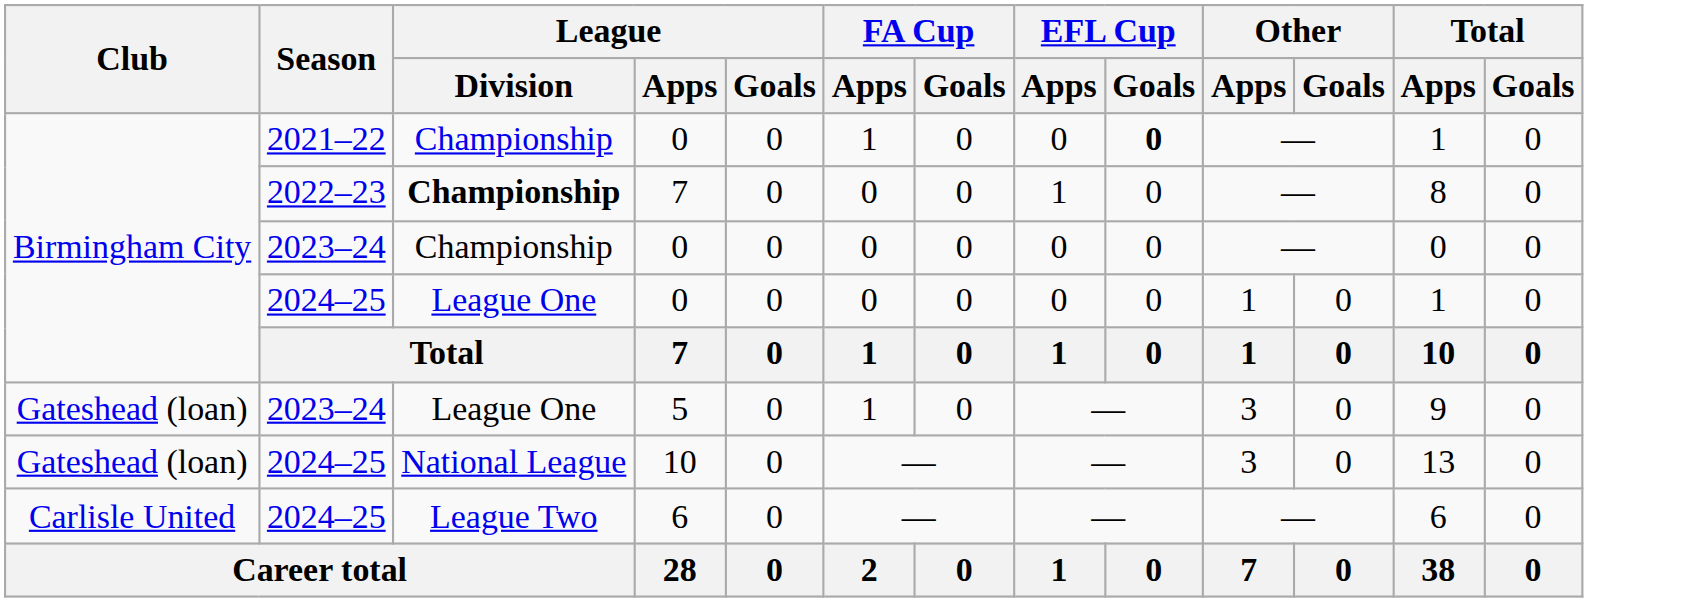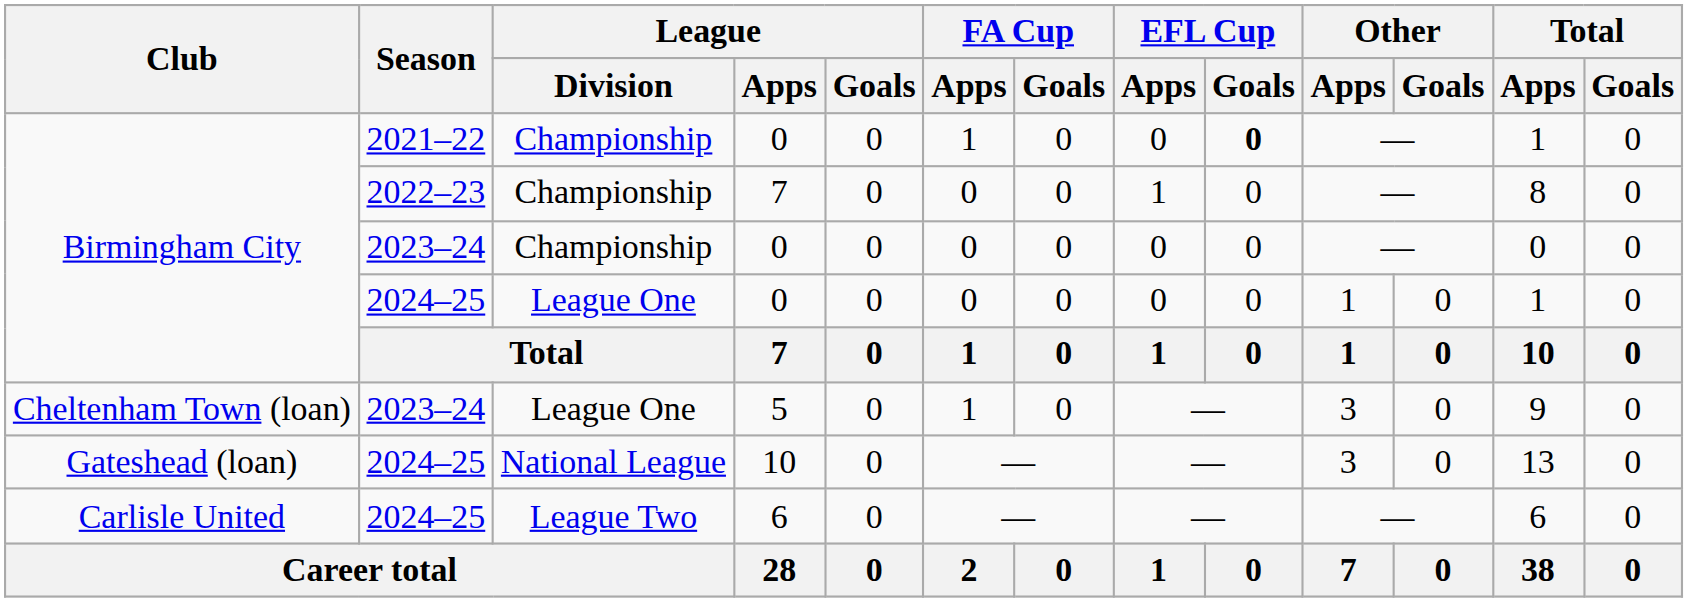(514, 192) bold -> (613, 192) normal
(132, 407) Gateshead (loan) -> (182, 407) Cheltenham Town (loan)
